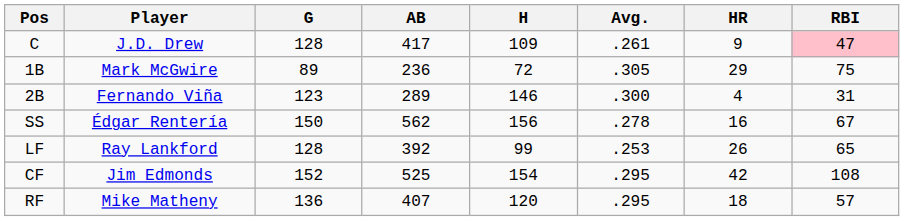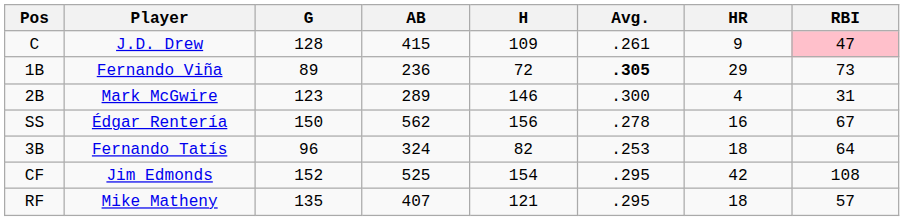(416, 44) 417 -> (416, 44) 415
(160, 70) Mark McGwire -> (160, 70) Fernando Viña
(631, 70) normal -> (631, 70) bold
(845, 70) 75 -> (845, 70) 73
(160, 97) Fernando Viña -> (160, 97) Mark McGwire
+ row: (34, 149)
- row: (34, 149)
(309, 202) 136 -> (309, 202) 135
(523, 202) 120 -> (523, 202) 121
